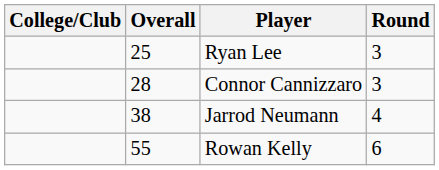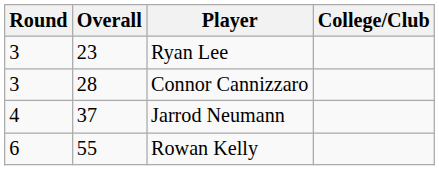columns swapped: (401, 20) <-> (65, 20)
(141, 52) 25 -> (87, 52) 23
(141, 116) 38 -> (87, 116) 37
